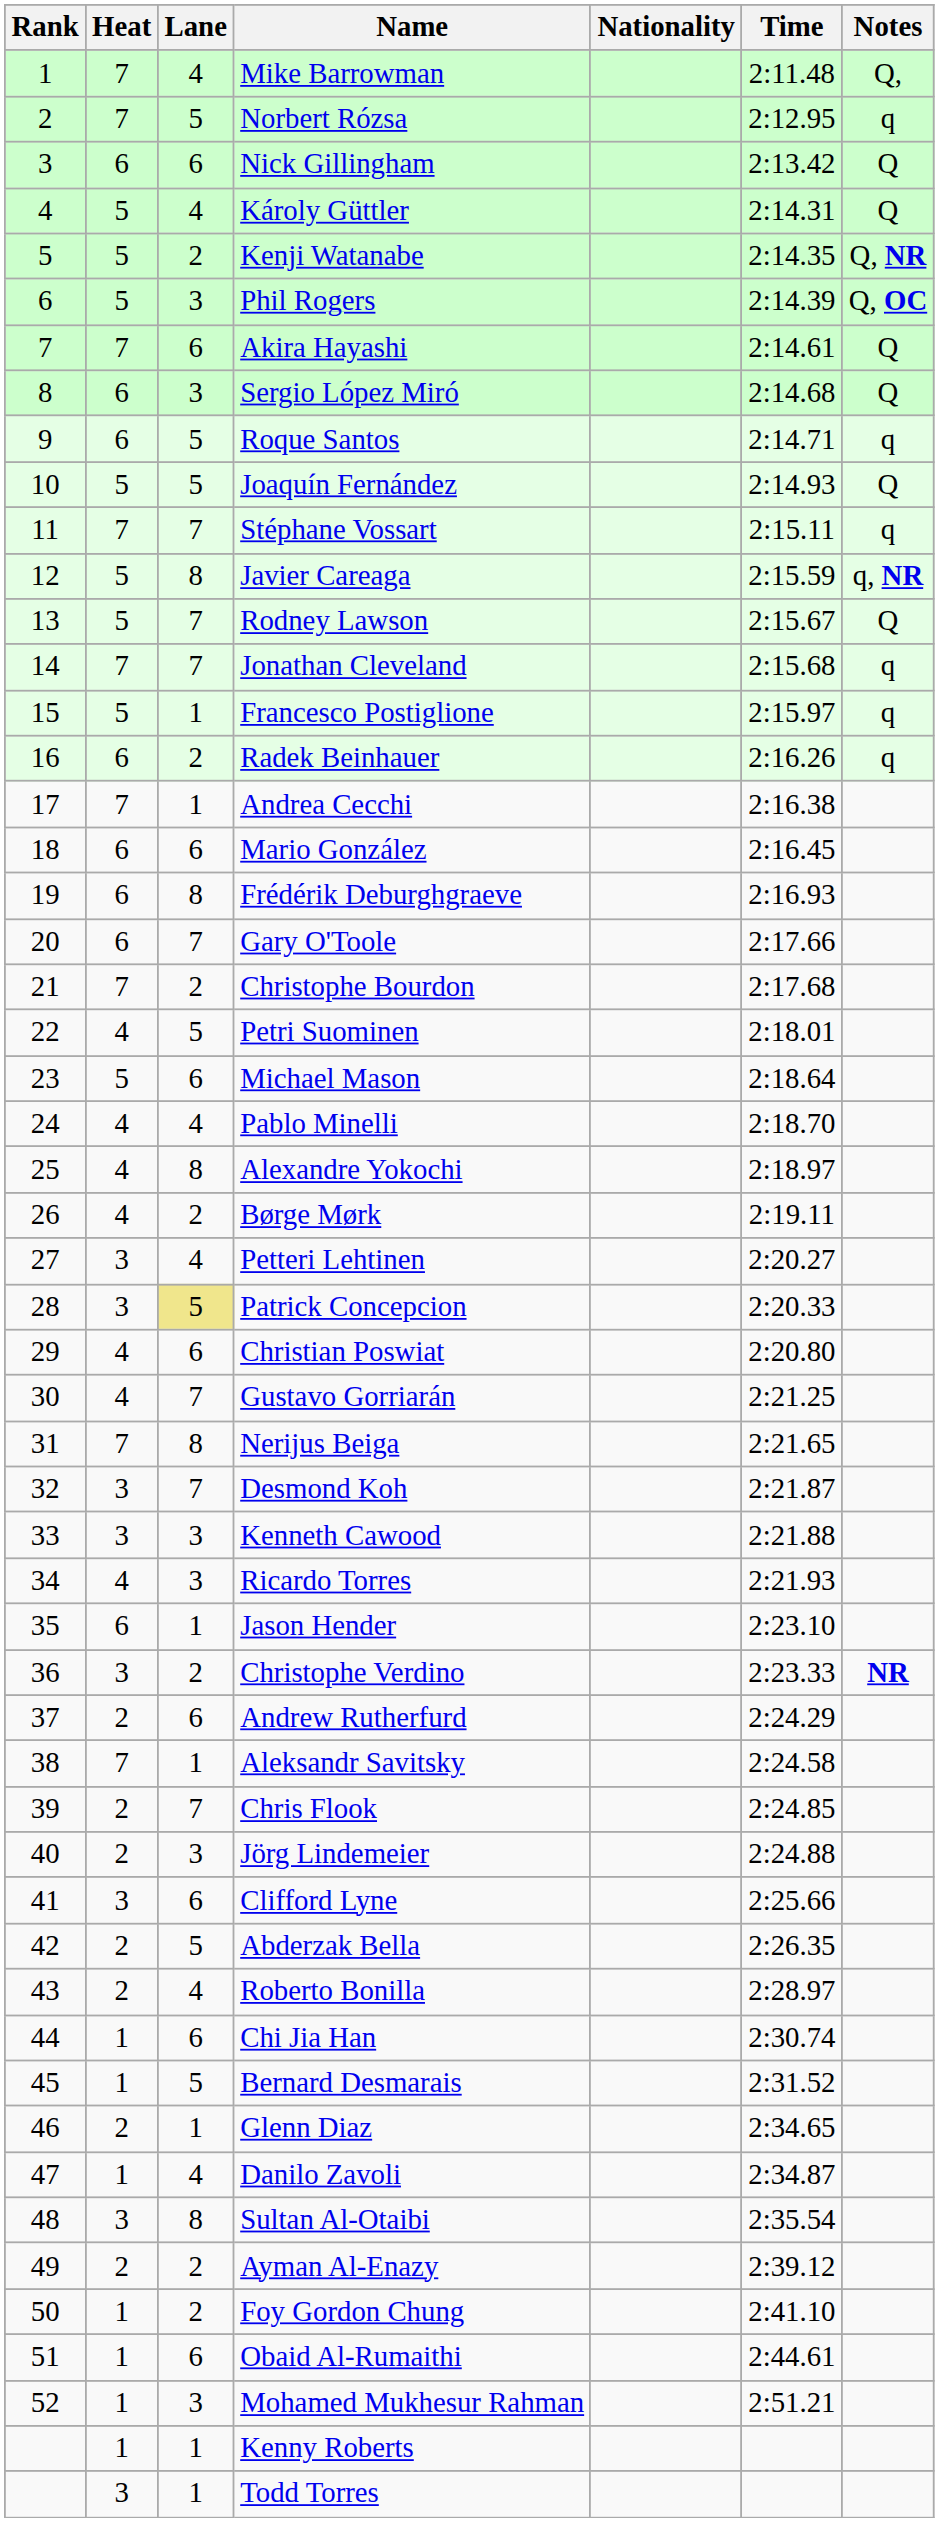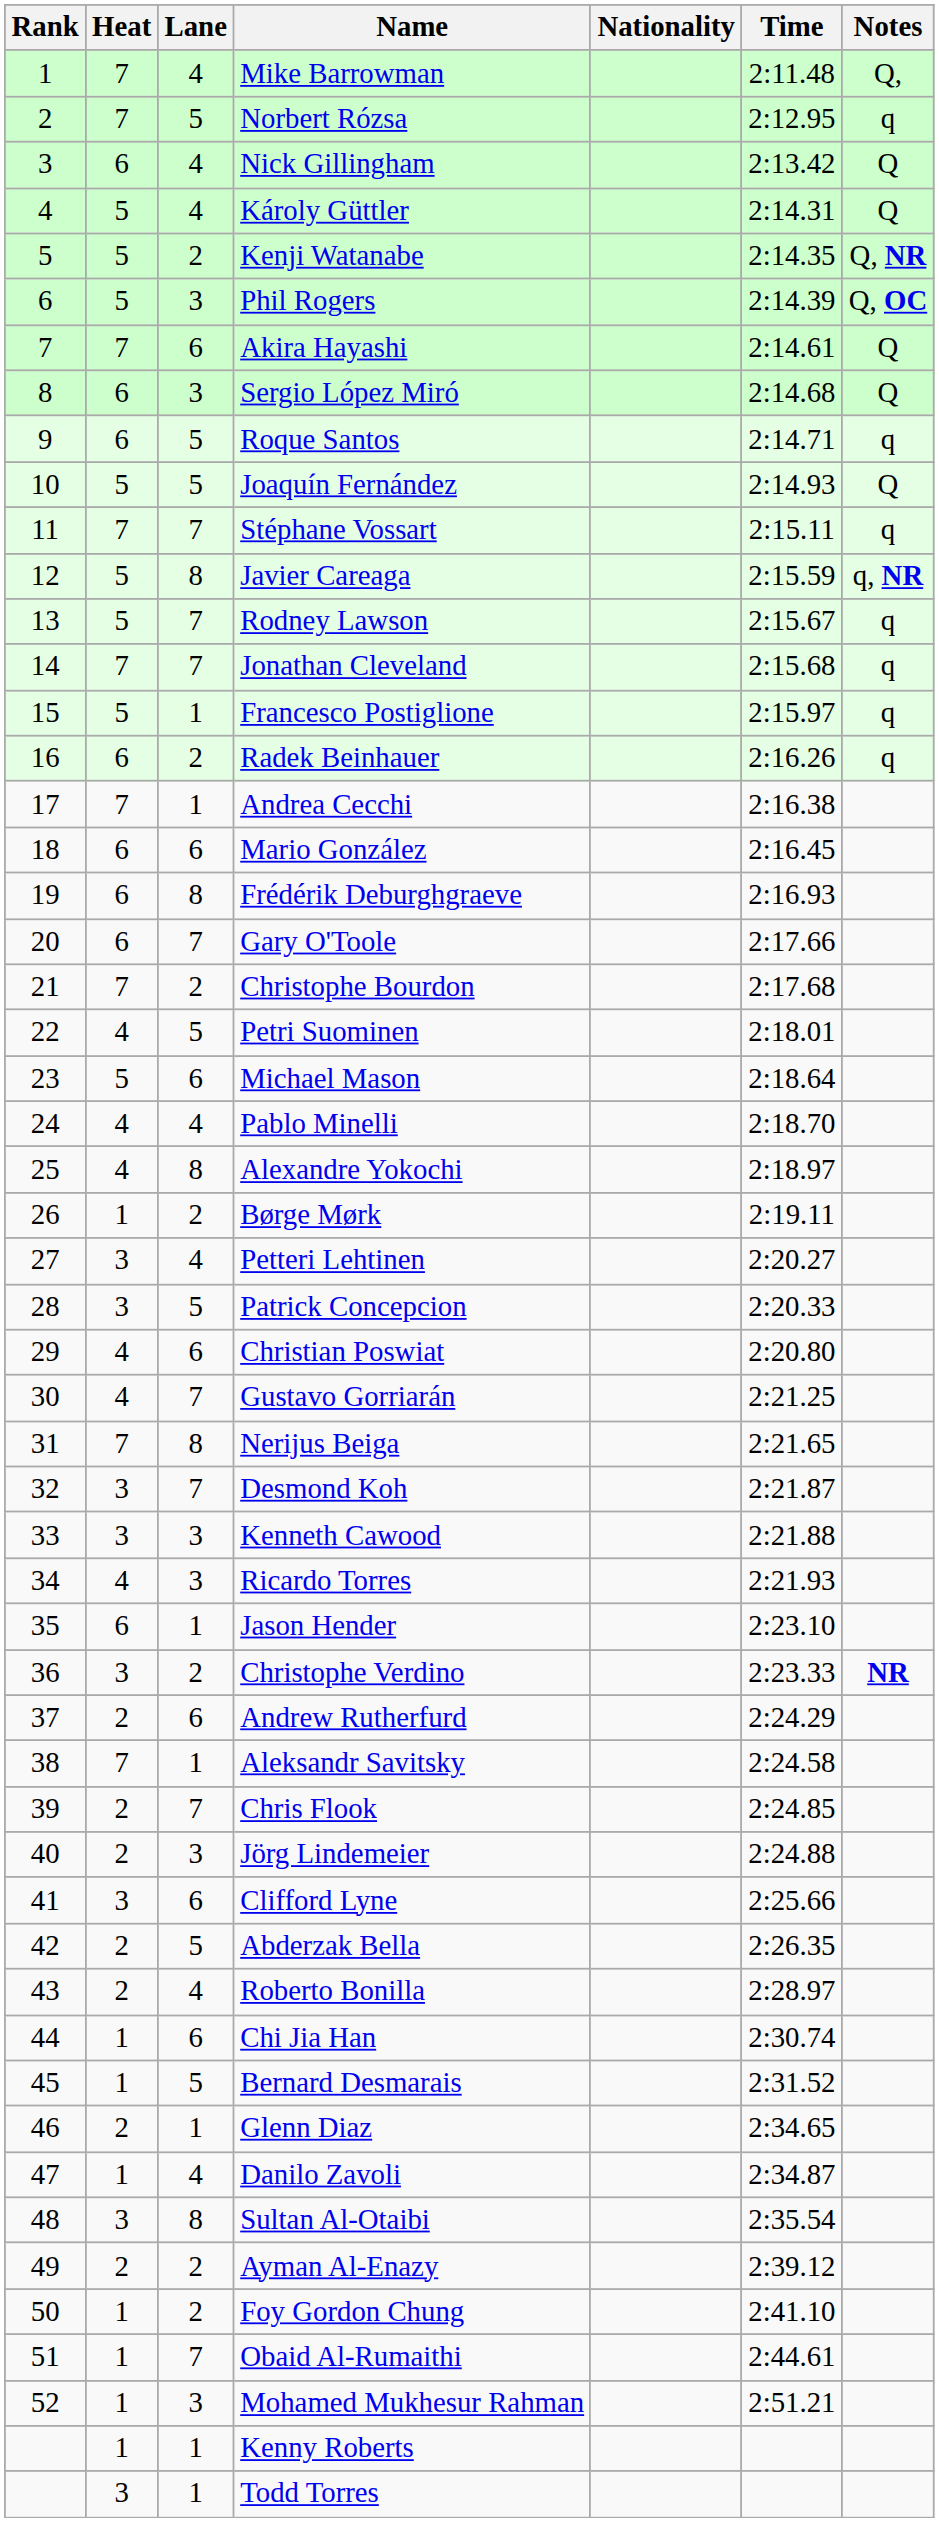(196, 164) 6 -> (196, 164) 4
(888, 621) Q -> (888, 621) q
(122, 1214) 4 -> (122, 1214) 1
(196, 1306) khaki background -> (196, 1306) no background
(196, 2356) 6 -> (196, 2356) 7
